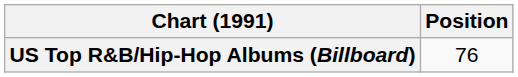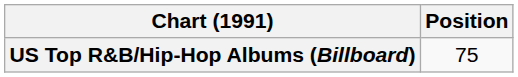(467, 54) 76 -> (467, 54) 75
